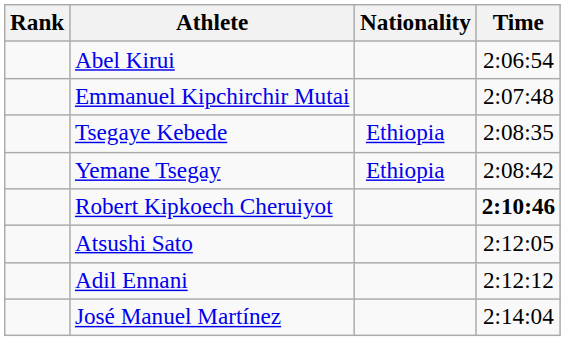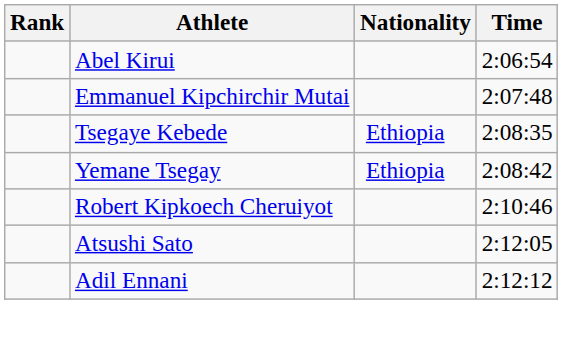(518, 206) bold -> (517, 206) normal
- row: (178, 317)
